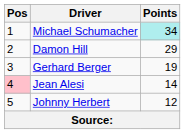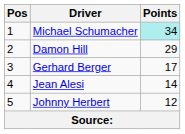(171, 67) 19 -> (171, 67) 17
(10, 85) pink background -> (10, 85) no background
